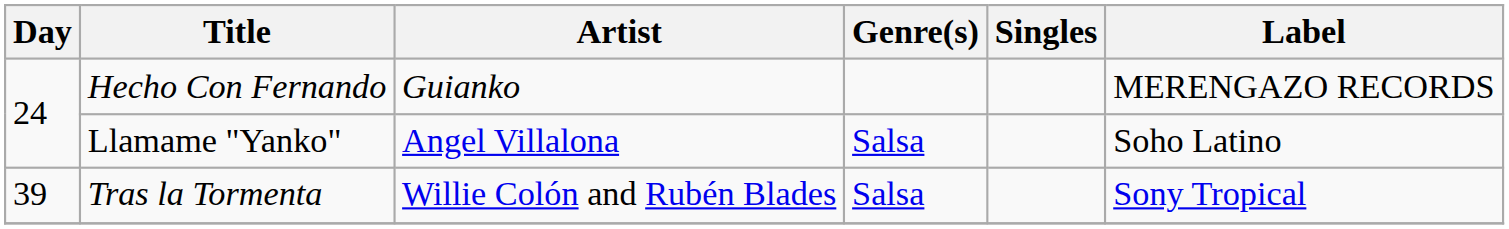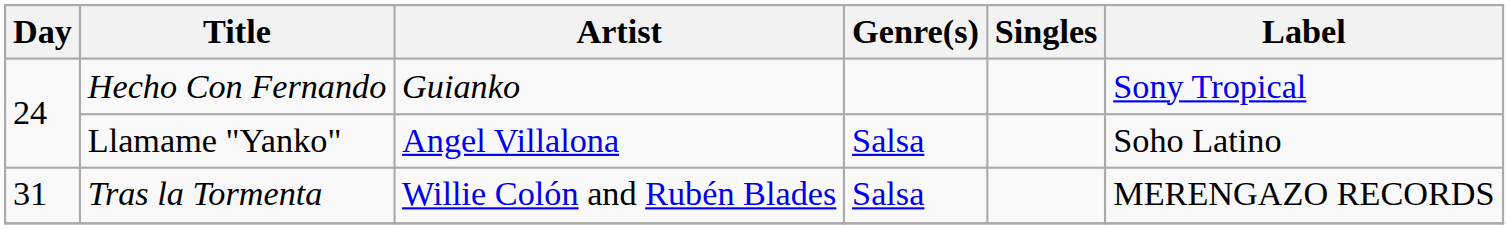(1304, 85) MERENGAZO RECORDS -> (1210, 85) Sony Tropical
(30, 194) 39 -> (30, 194) 31
(1210, 194) Sony Tropical -> (1304, 194) MERENGAZO RECORDS
